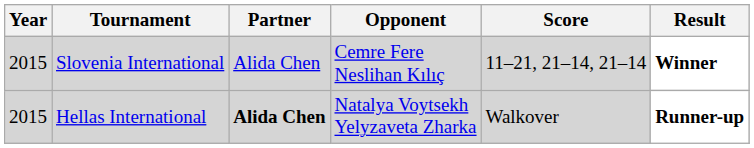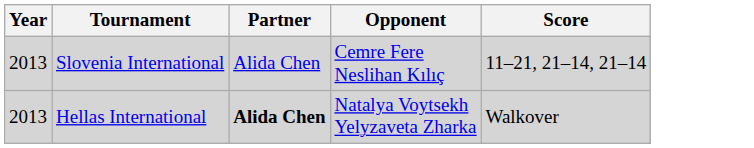- column: (700, 20)
(28, 63) 2015 -> (28, 63) 2013
(28, 116) 2015 -> (28, 116) 2013
